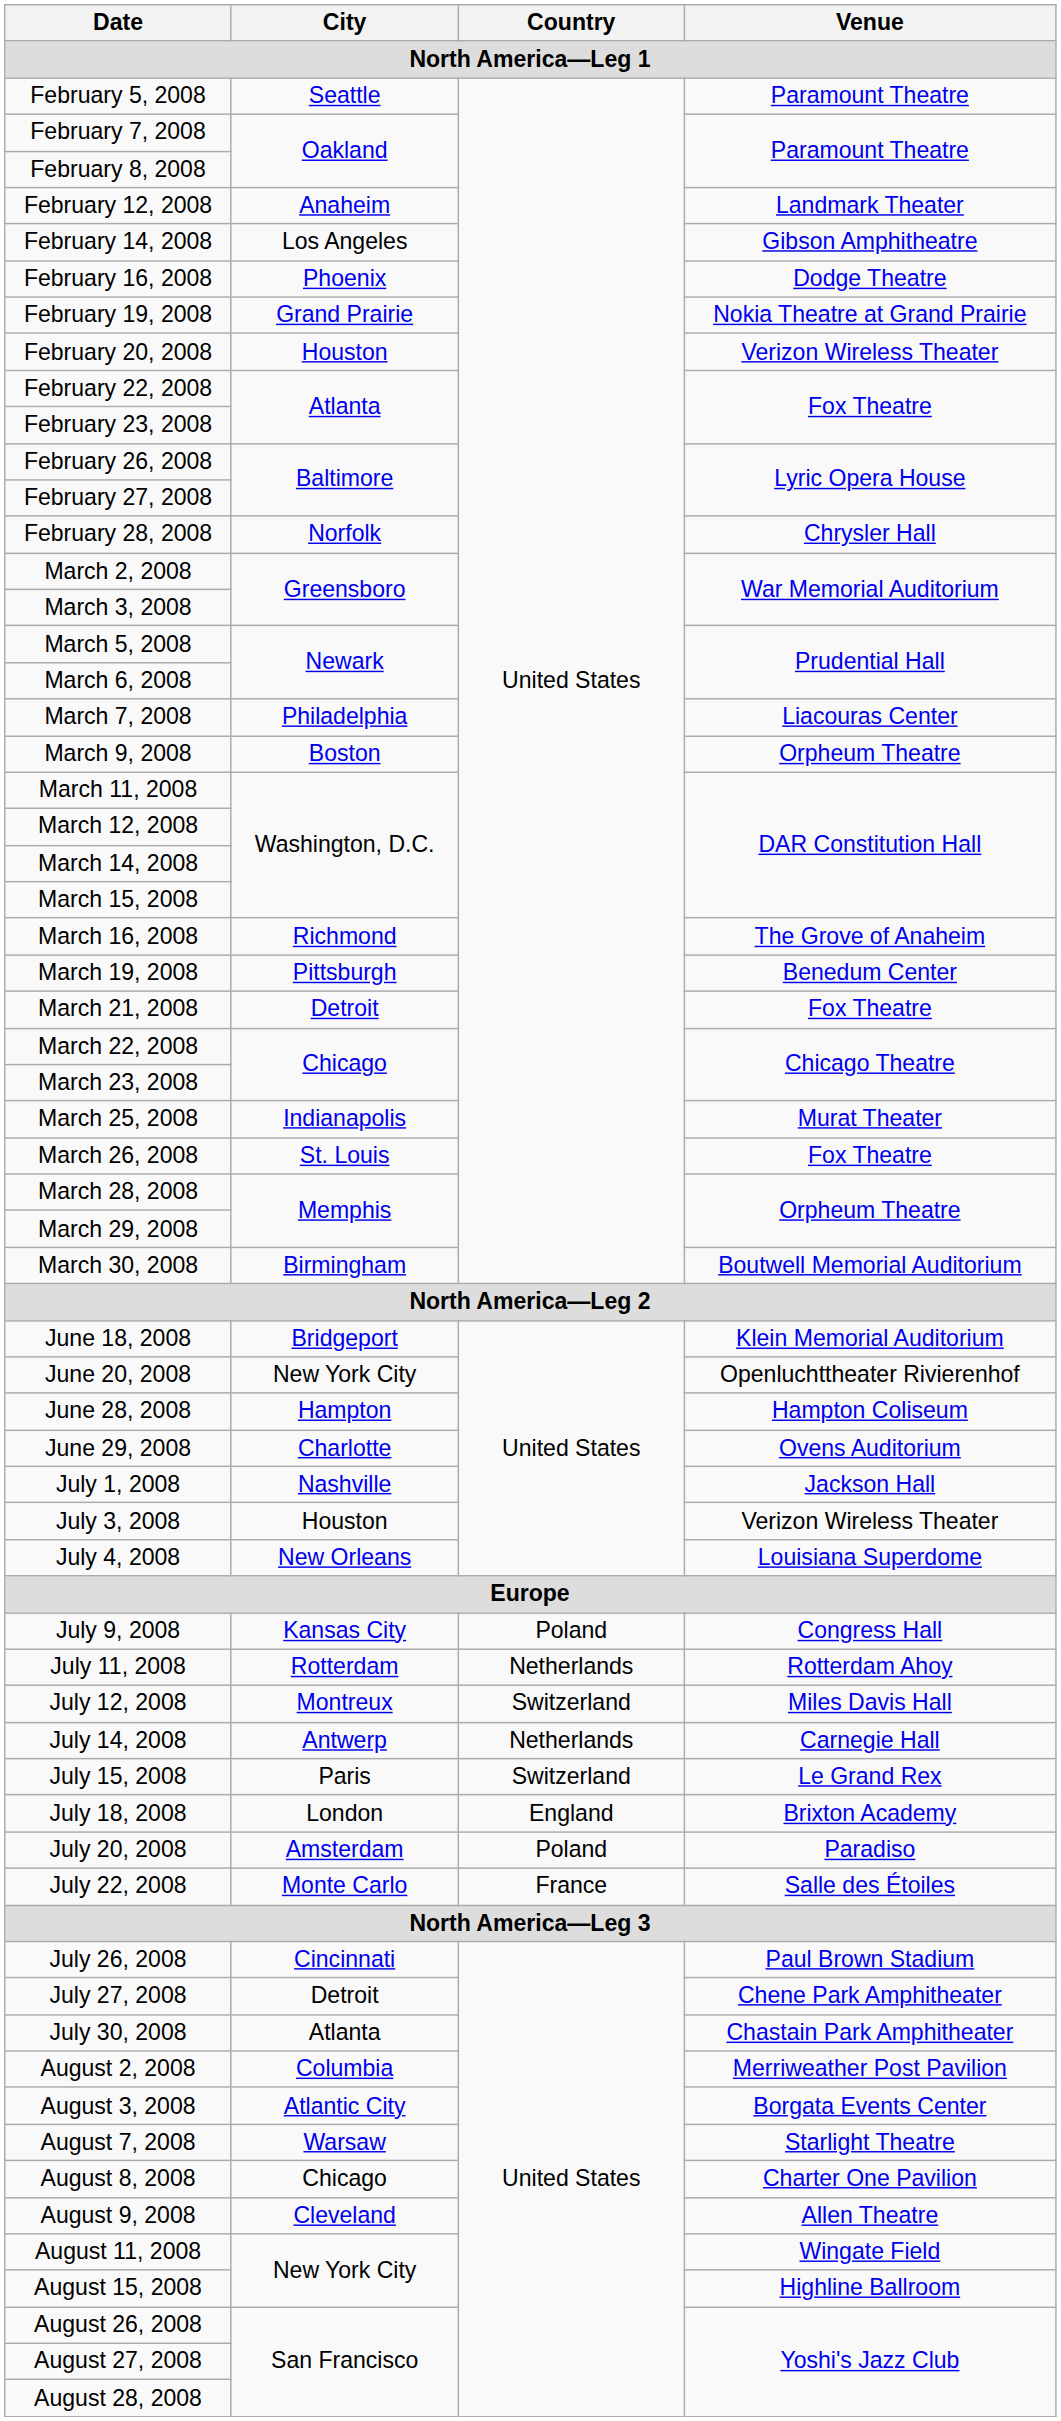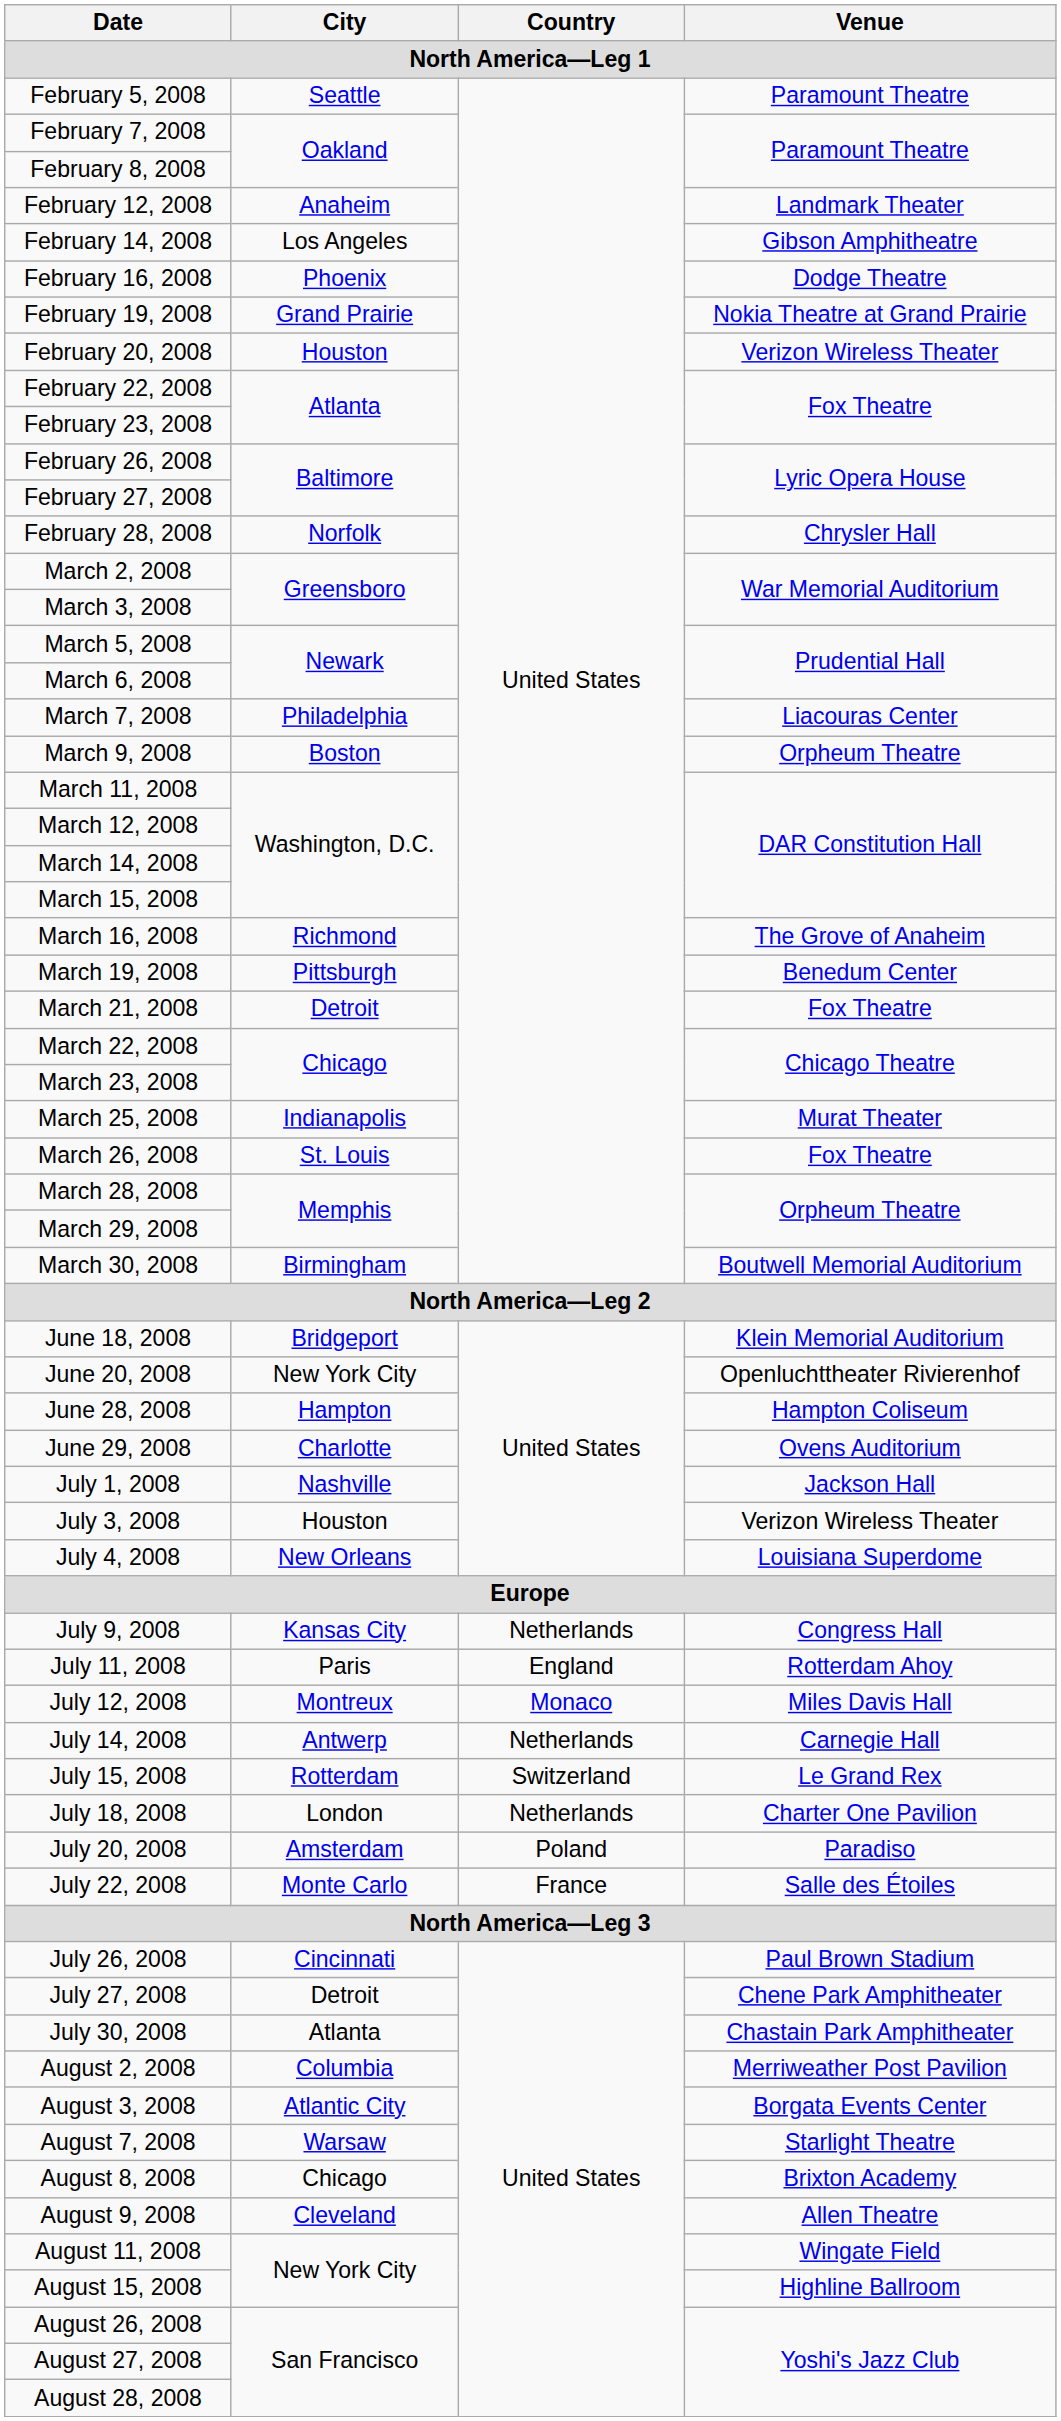(571, 1630) Poland -> (571, 1630) Netherlands
(345, 1667) Rotterdam -> (345, 1667) Paris
(571, 1667) Netherlands -> (571, 1667) England
(571, 1703) Switzerland -> (571, 1703) Monaco
(345, 1776) Paris -> (345, 1776) Rotterdam
(571, 1813) England -> (571, 1813) Netherlands
(870, 1813) Brixton Academy -> (870, 1813) Charter One Pavilion
(870, 2178) Charter One Pavilion -> (870, 2178) Brixton Academy
